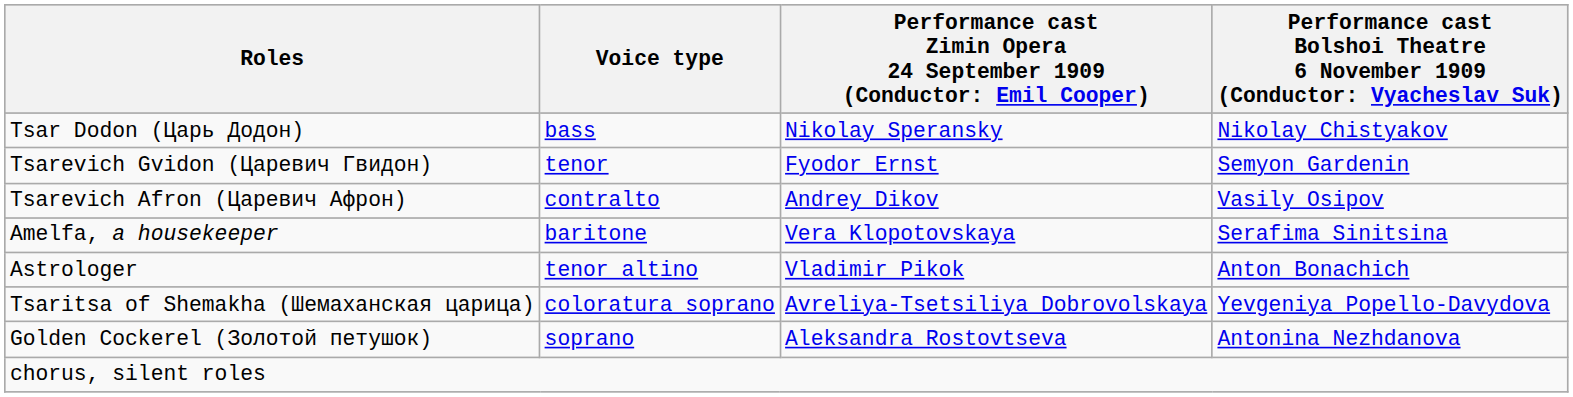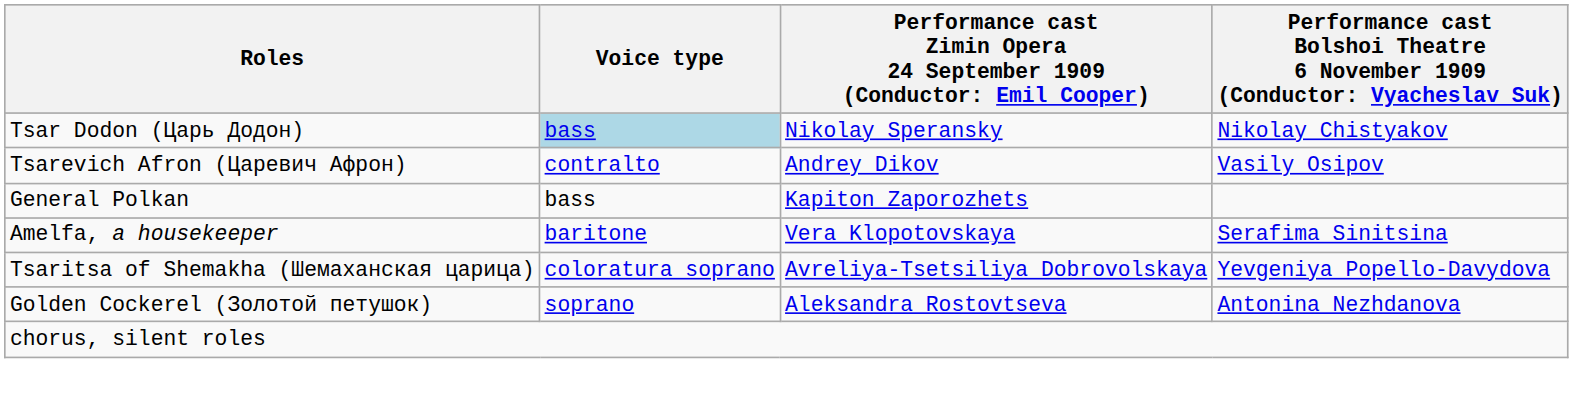(570, 131) no background -> (570, 131) lightblue background
- row: (221, 165)
+ row: (99, 200)
- row: (74, 270)
